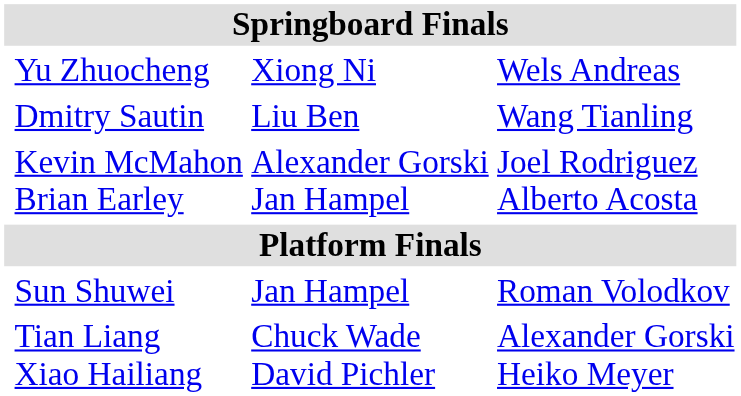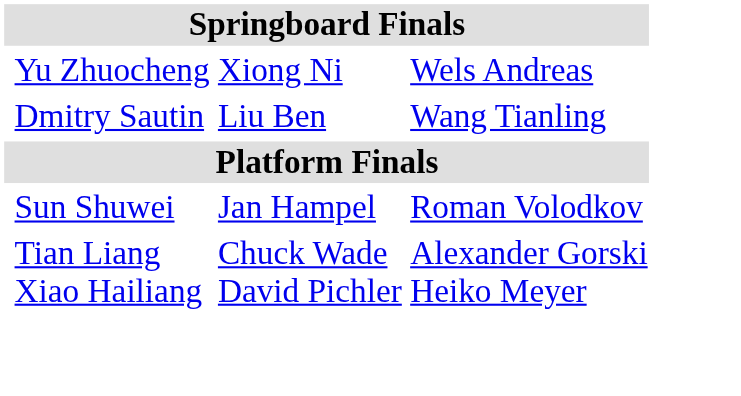- row: (129, 180)
